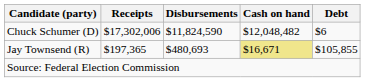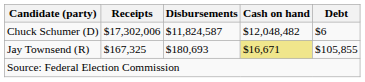(194, 31) $11,824,590 -> (194, 31) $11,824,587
(125, 49) $197,365 -> (125, 49) $167,325
(187, 49) $480,693 -> (187, 49) $180,693
